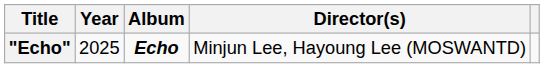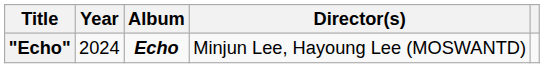(99, 47) 2025 -> (99, 47) 2024
